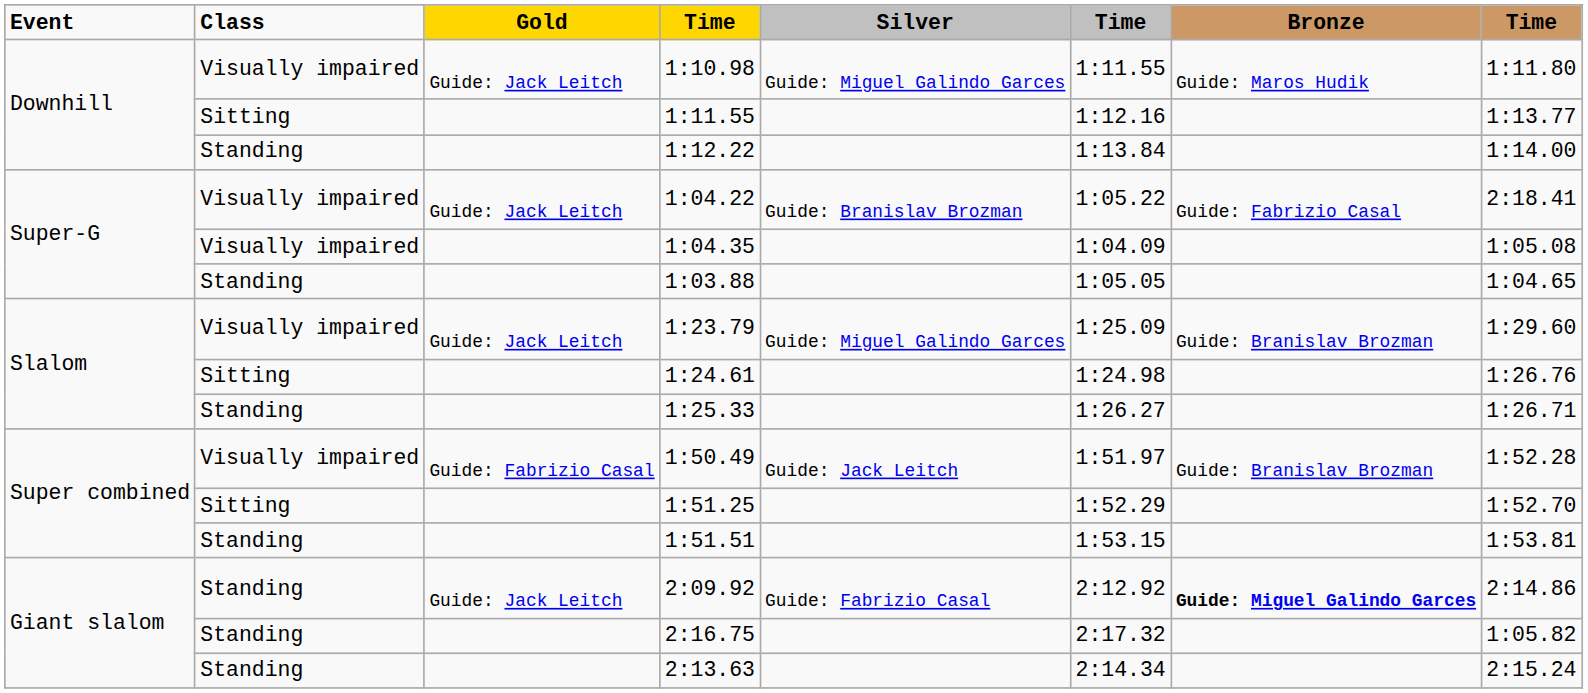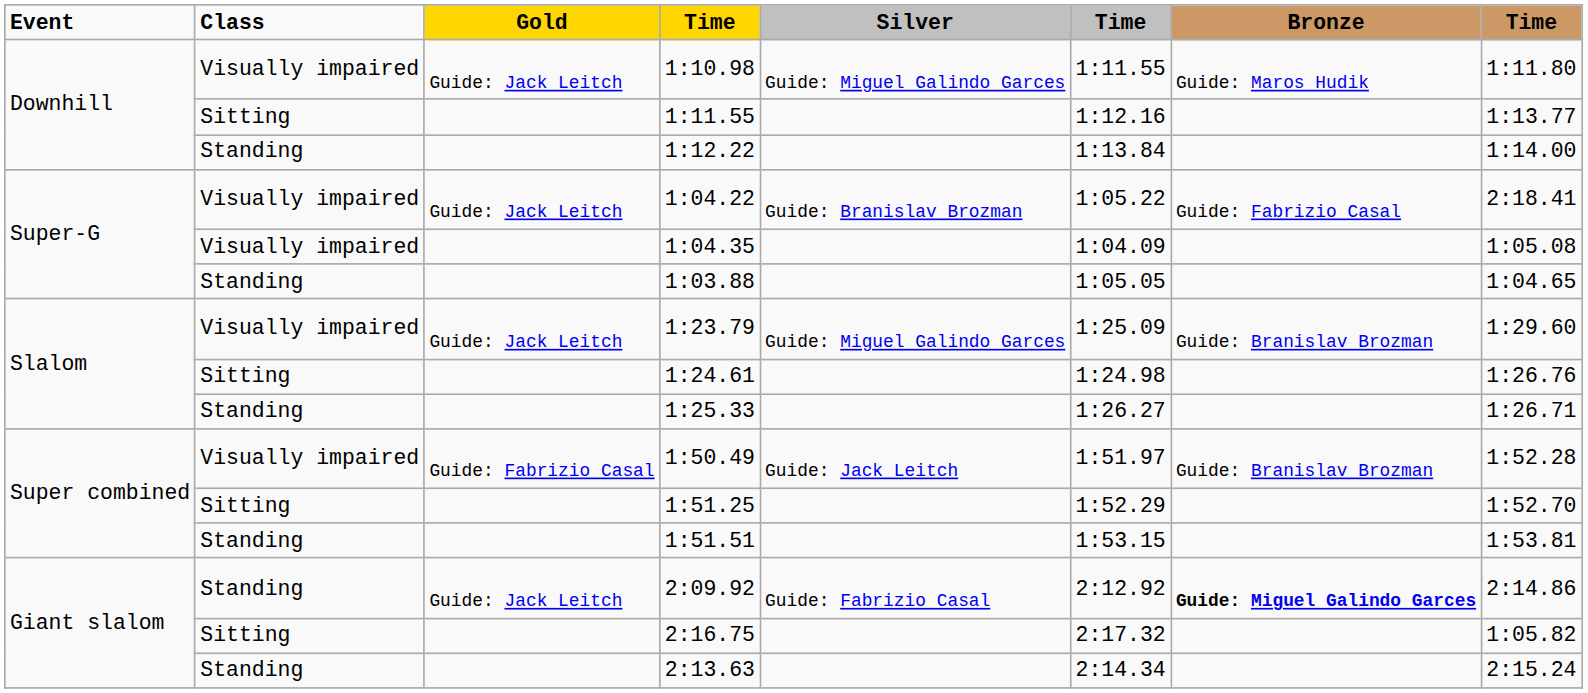(252, 635) Standing -> (245, 635) Sitting
